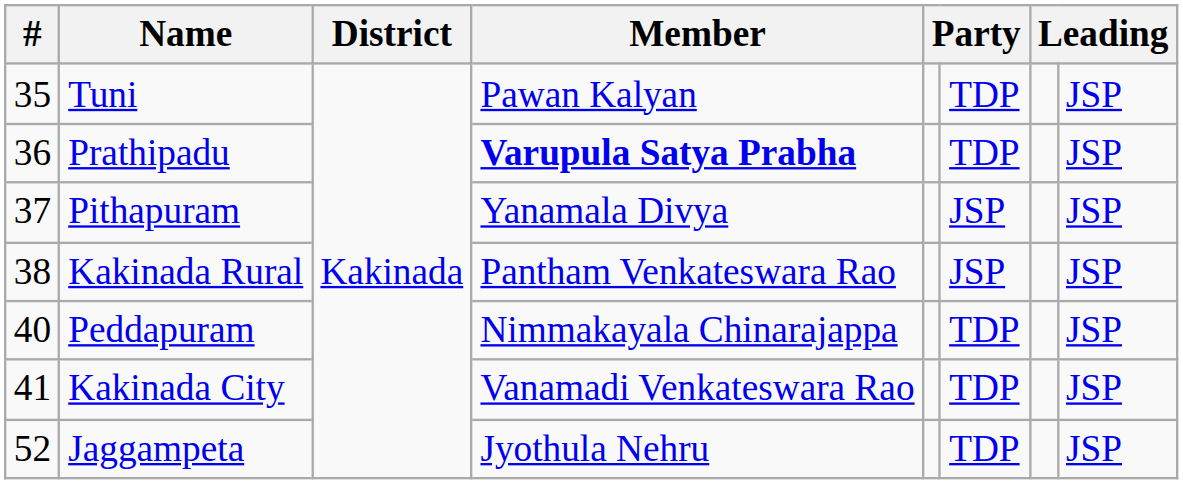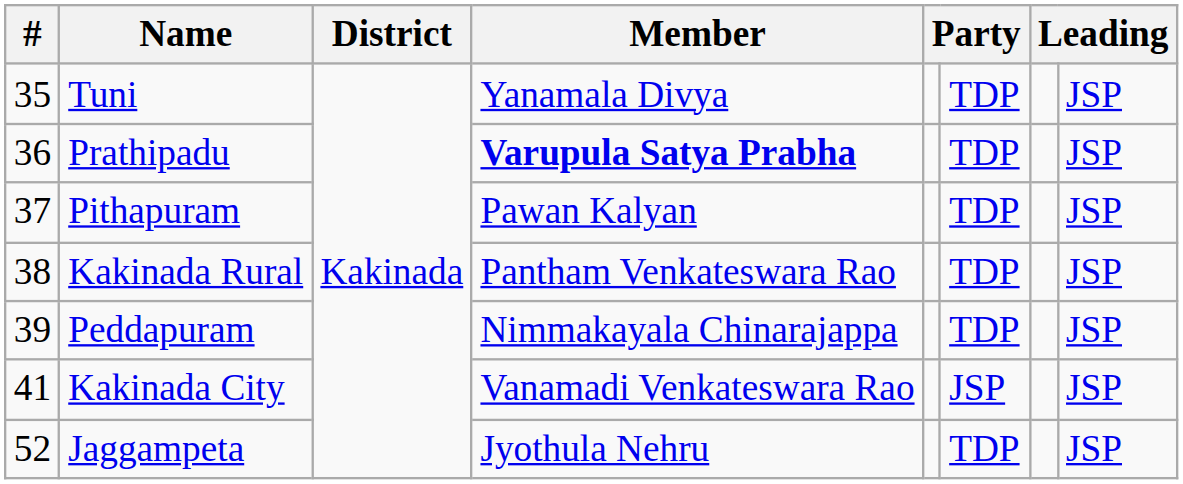(589, 93) Pawan Kalyan -> (604, 93) Yanamala Divya
(604, 211) Yanamala Divya -> (589, 211) Pawan Kalyan
(977, 211) JSP -> (984, 211) TDP
(977, 270) JSP -> (984, 270) TDP
(32, 329) 40 -> (32, 329) 39
(984, 388) TDP -> (977, 388) JSP
